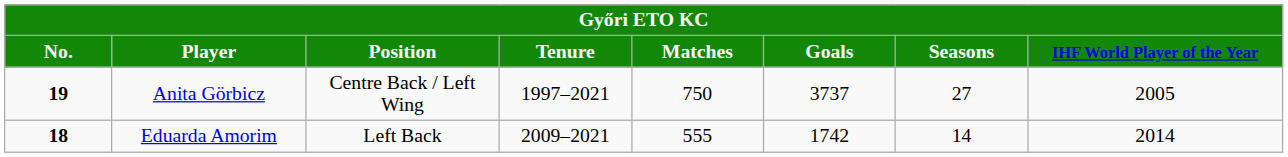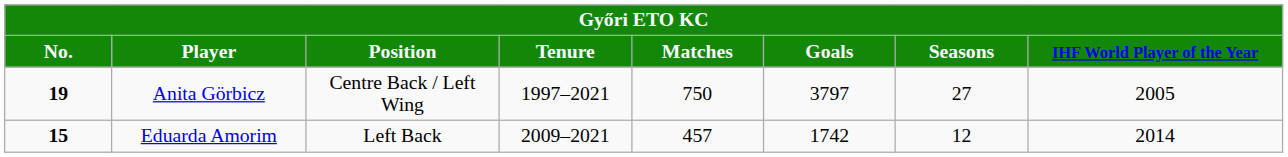(829, 93) 3737 -> (829, 93) 3797
(58, 135) 18 -> (58, 135) 15
(697, 135) 555 -> (697, 135) 457
(961, 135) 14 -> (961, 135) 12
